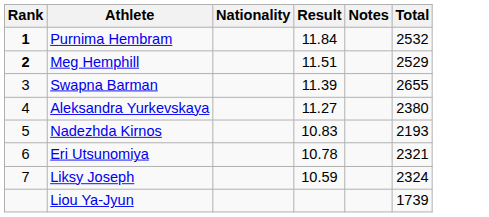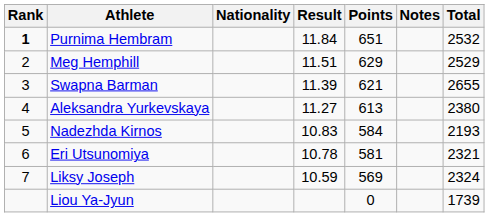+ column: (371, 16)
(26, 62) bold -> (26, 62) normal
